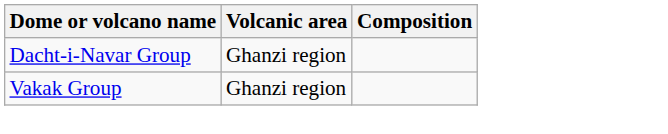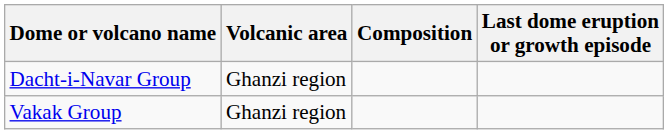+ column: (570, 33)
